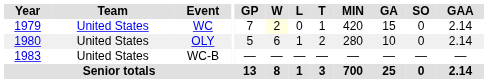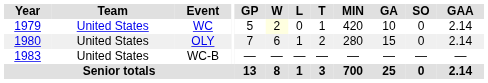(250, 26) 7 -> (250, 26) 5
(389, 26) 15 -> (389, 26) 10
(250, 41) 5 -> (250, 41) 7
(389, 41) 10 -> (389, 41) 15
